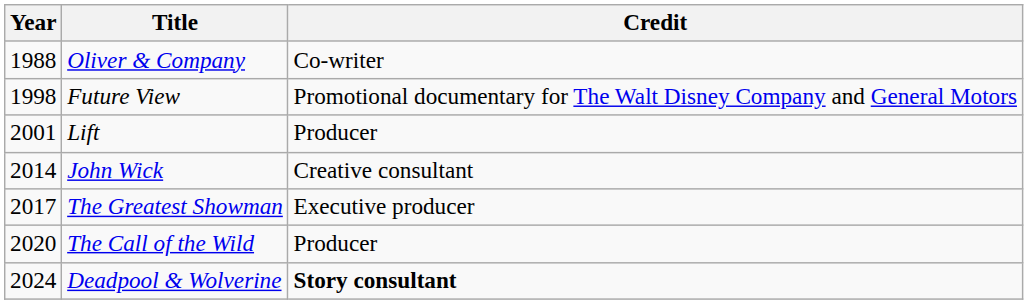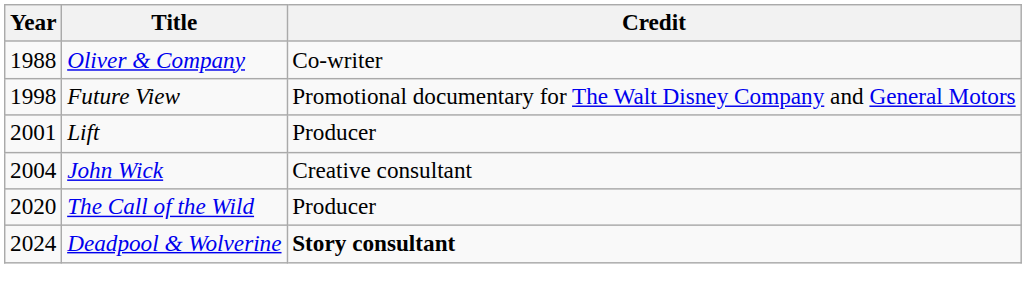(33, 170) 2014 -> (33, 170) 2004
- row: (175, 206)
